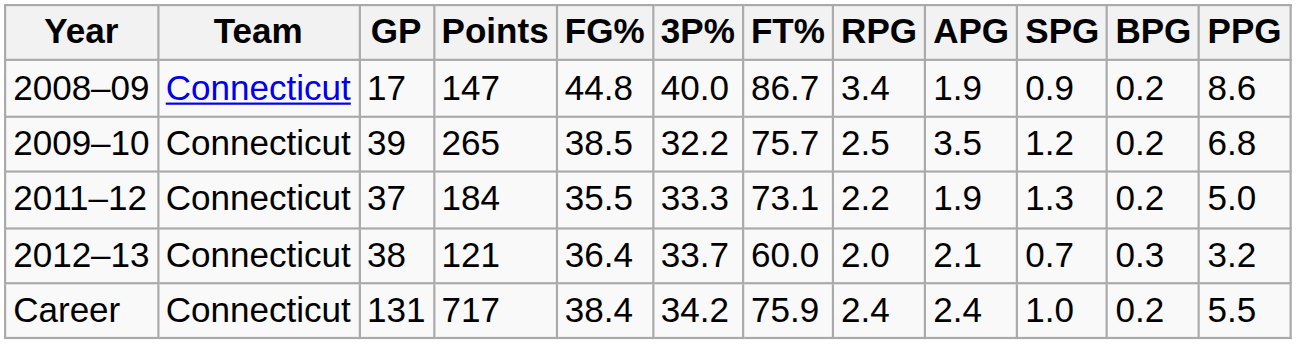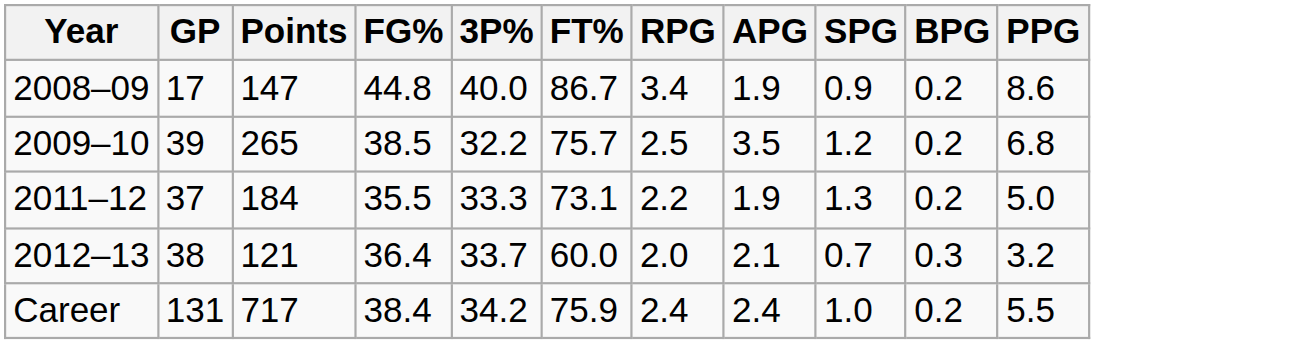- column: (258, 32)
